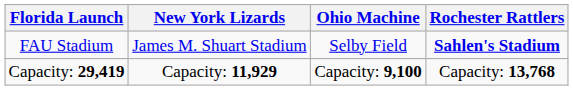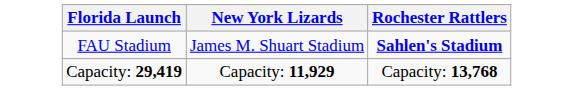- column: (368, 17)
